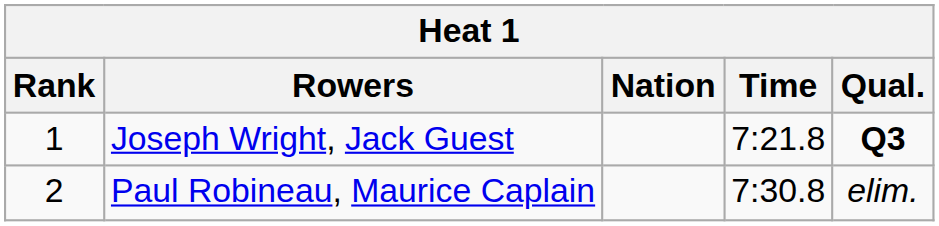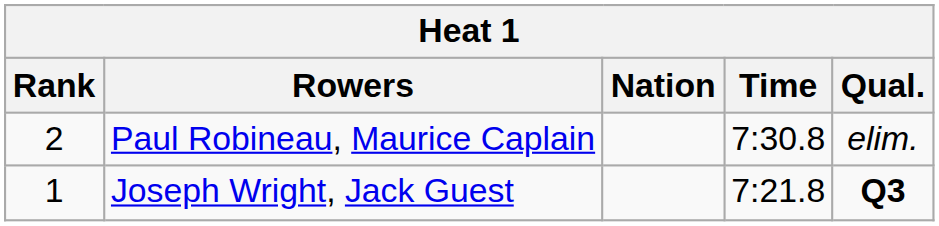rows swapped: (312, 138) <-> (353, 191)
